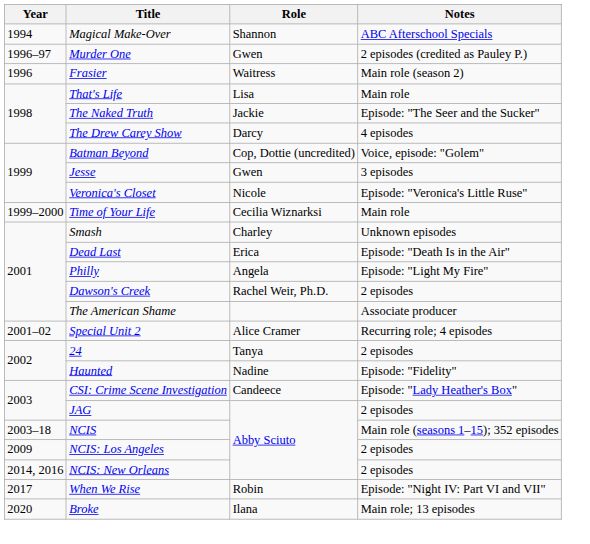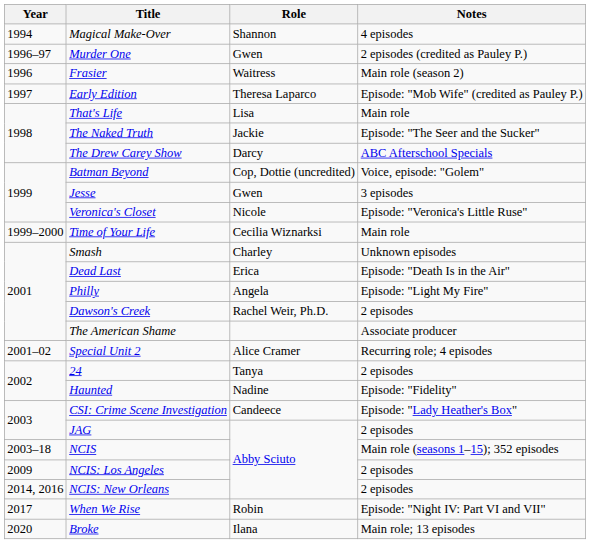(427, 34) ABC Afterschool Specials -> (387, 34) 4 episodes
+ row: (103, 93)
(387, 133) 4 episodes -> (427, 152) ABC Afterschool Specials
